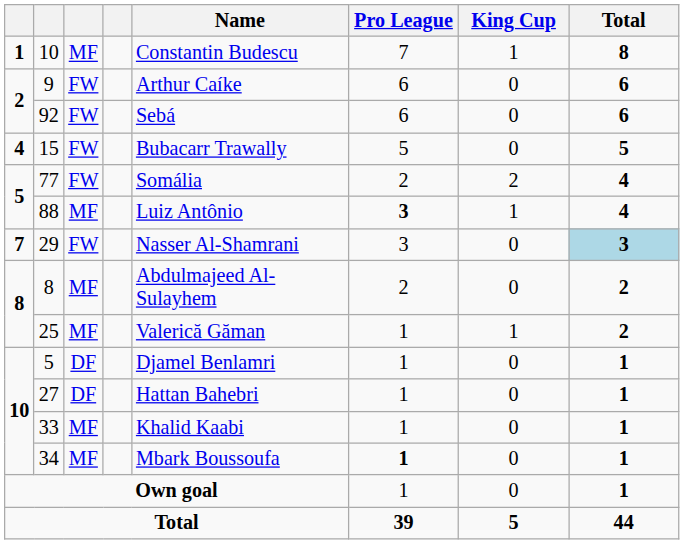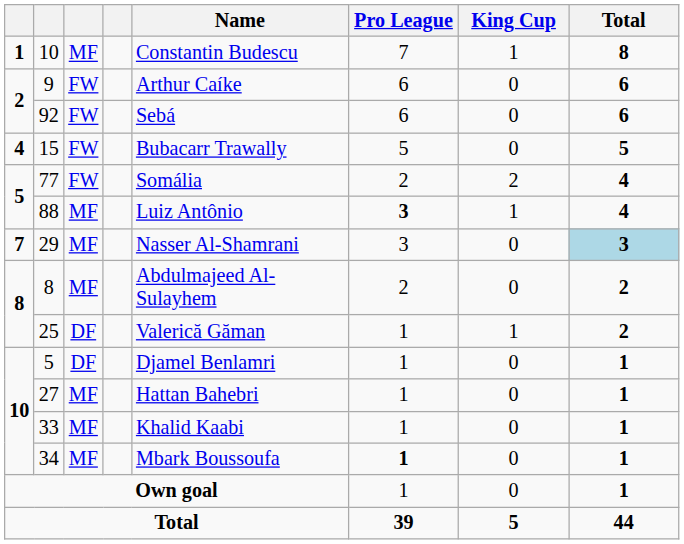(83, 244) FW -> (83, 244) MF
(83, 330) MF -> (83, 330) DF
(83, 394) DF -> (83, 394) MF
